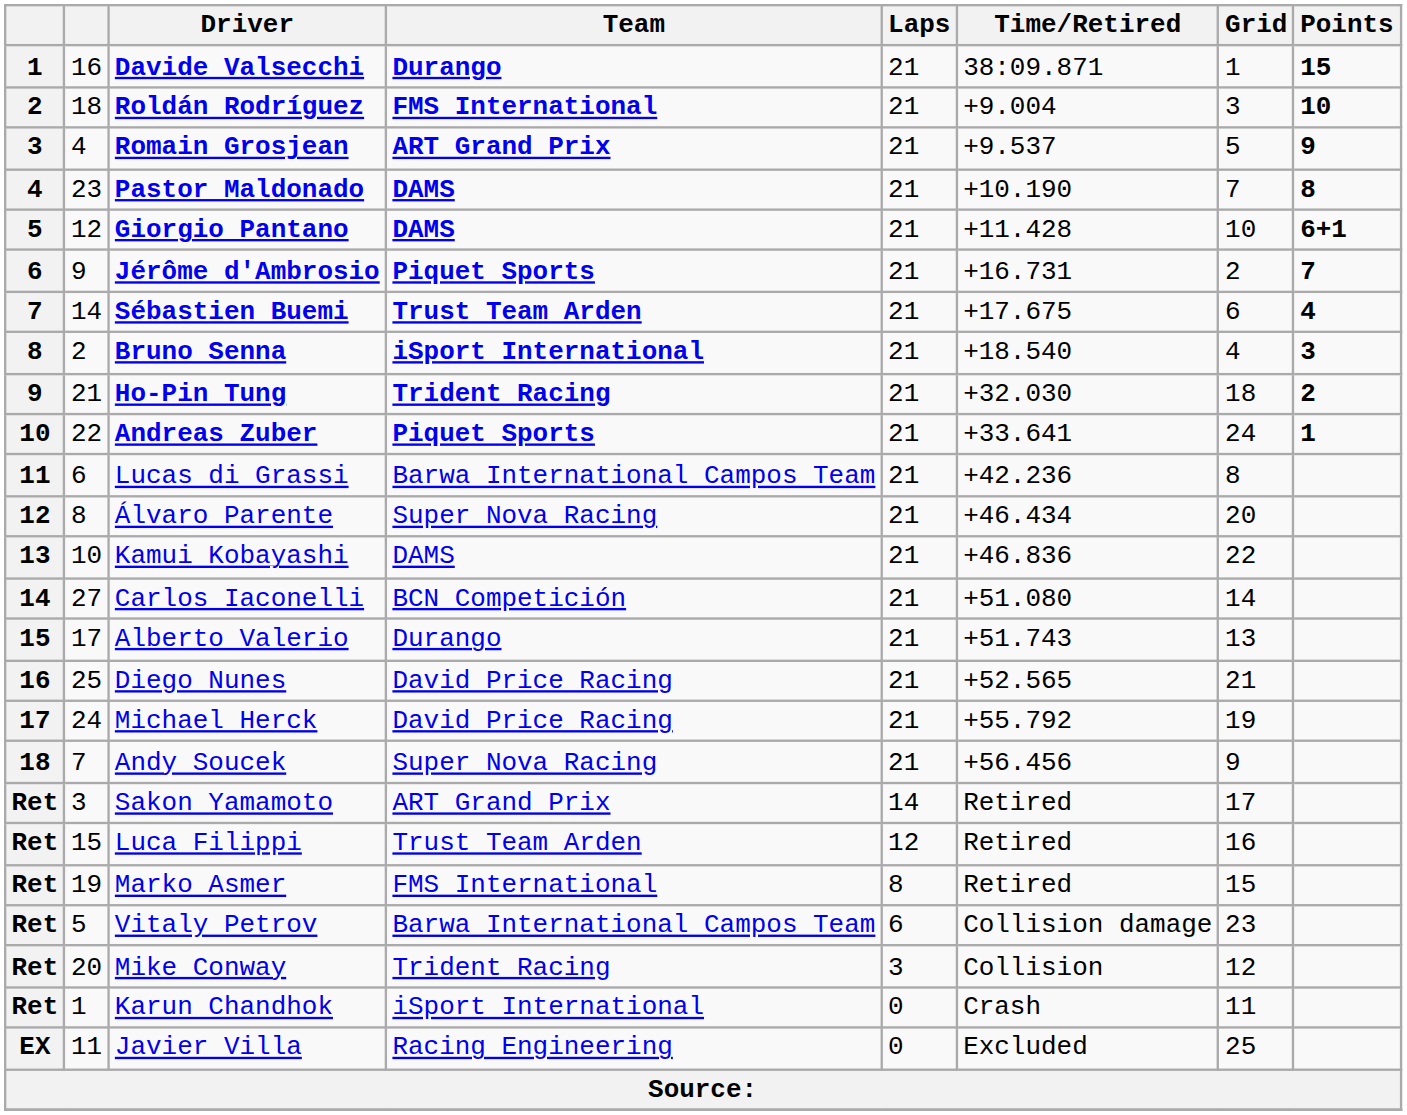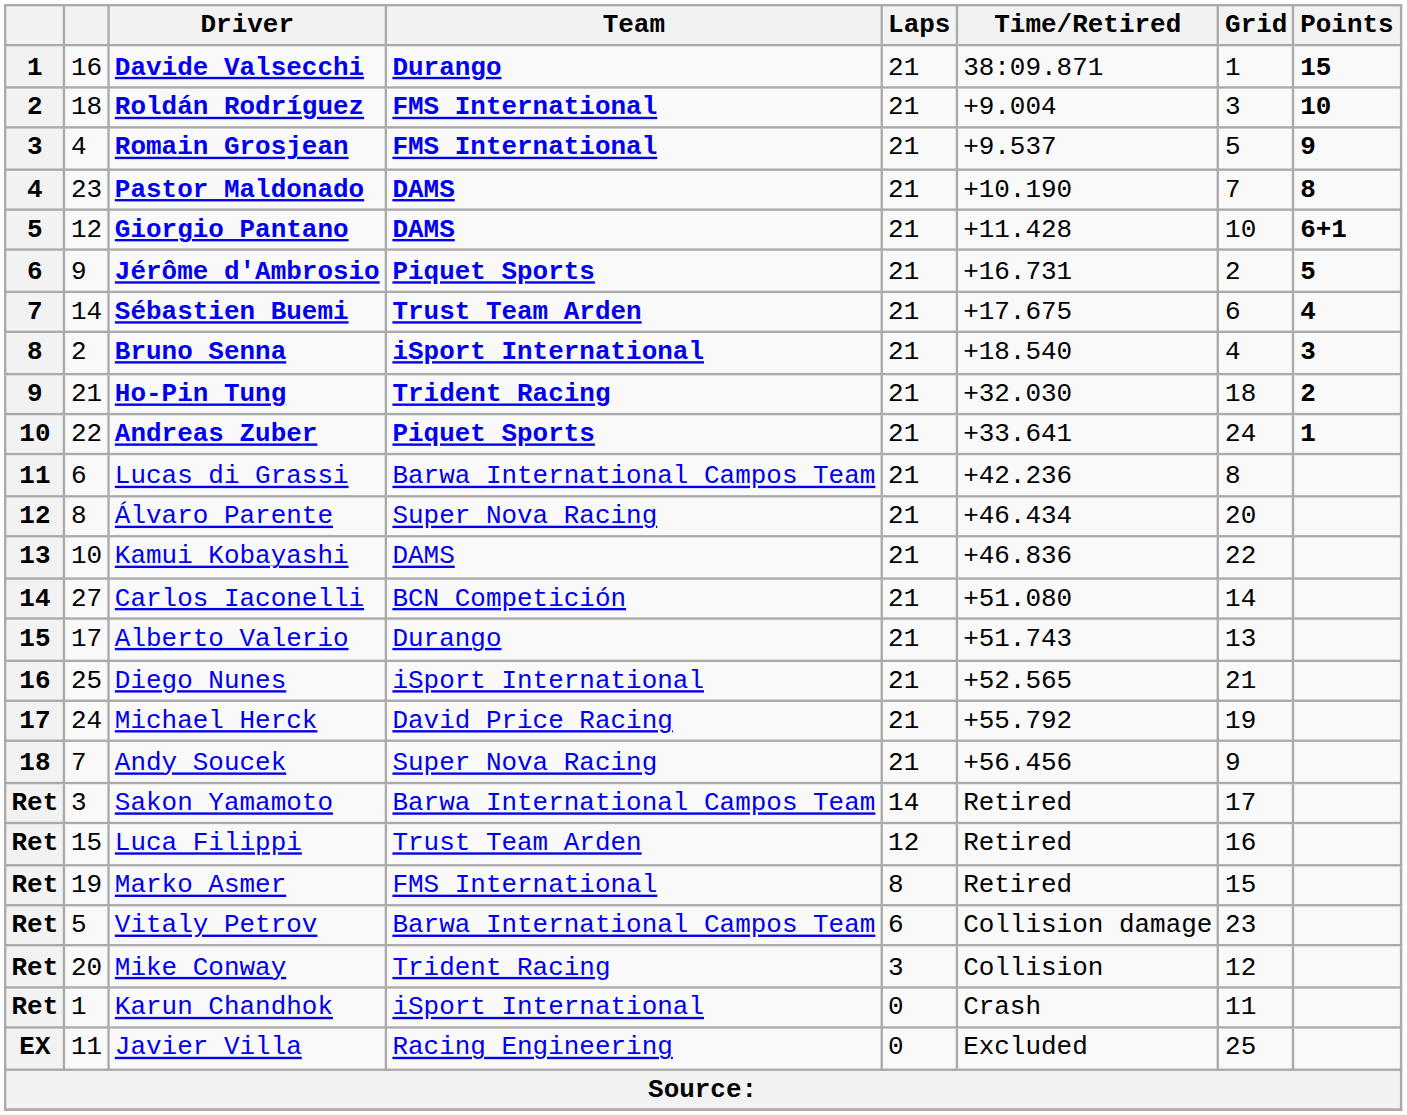(501, 148) ART Grand Prix -> (525, 148) FMS International
(1308, 271) 7 -> (1308, 271) 5
(533, 680) David Price Racing -> (548, 680) iSport International
(501, 803) ART Grand Prix -> (634, 803) Barwa International Campos Team
